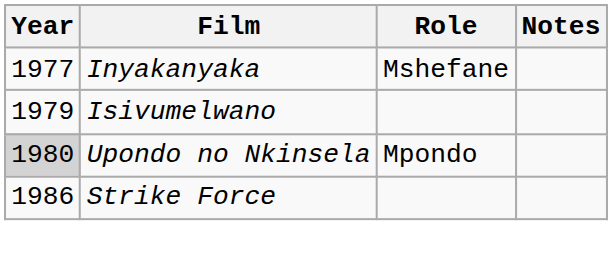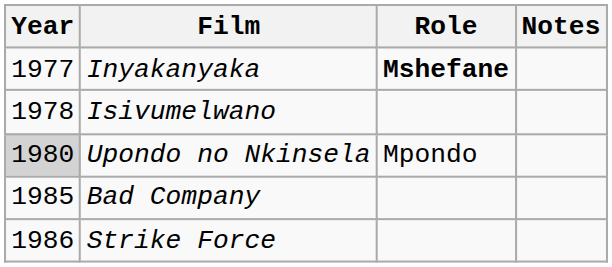(446, 69) normal -> (446, 69) bold
(43, 112) 1979 -> (43, 112) 1978
+ row: (174, 198)
